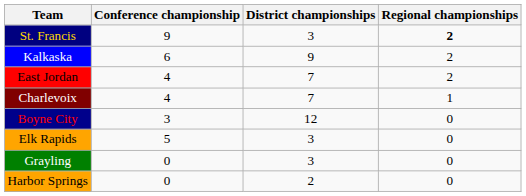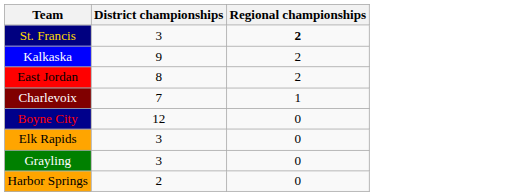- column: (167, 14)
(311, 77) 7 -> (159, 77) 8
